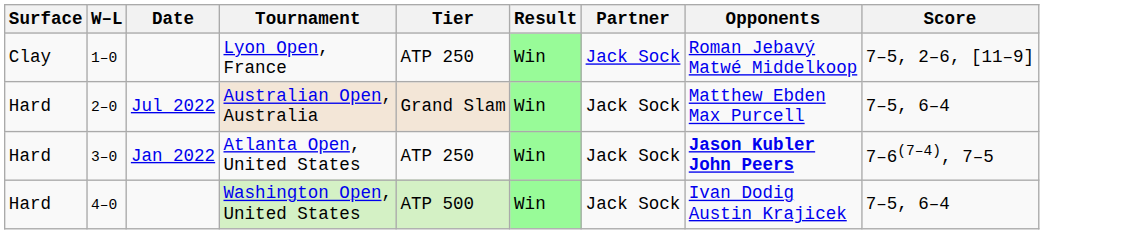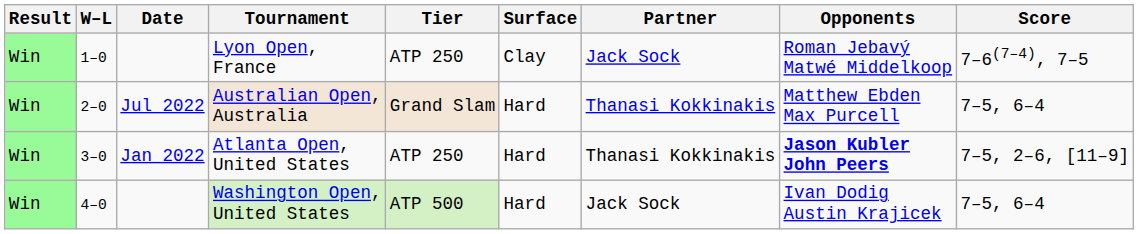columns swapped: (546, 19) <-> (46, 19)
(950, 58) 7–5, 2–6, [11–9] -> (1025, 58) 7–6(7–4), 7–5
(633, 107) Jack Sock -> (680, 107) Thanasi Kokkinakis
(633, 155) Jack Sock -> (680, 155) Thanasi Kokkinakis
(930, 155) 7–6(7–4), 7–5 -> (1045, 155) 7–5, 2–6, [11–9]
